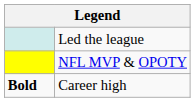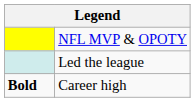rows swapped: (123, 62) <-> (101, 39)
